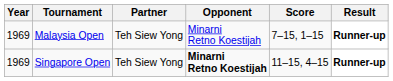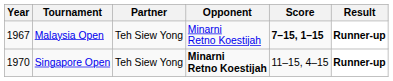(18, 35) 1969 -> (18, 35) 1967
(298, 35) normal -> (298, 35) bold
(18, 63) 1969 -> (18, 63) 1970
